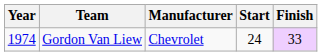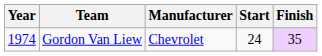(295, 39) 33 -> (295, 39) 35
